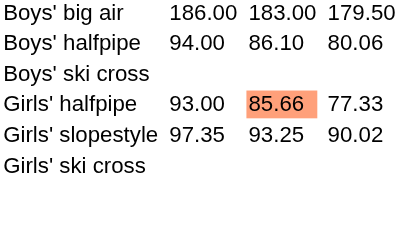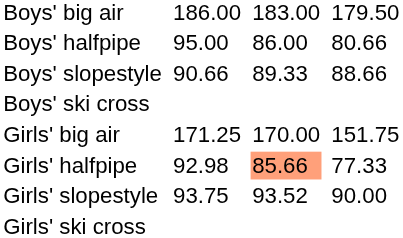(197, 43) 94.00 -> (201, 43) 95.00
(276, 43) 86.10 -> (280, 43) 86.00
(355, 43) 80.06 -> (359, 43) 80.66
+ row: (83, 73)
+ row: (62, 134)
(197, 104) 93.00 -> (201, 165) 92.98
(197, 134) 97.35 -> (201, 195) 93.75
(276, 134) 93.25 -> (280, 195) 93.52
(355, 134) 90.02 -> (359, 195) 90.00
